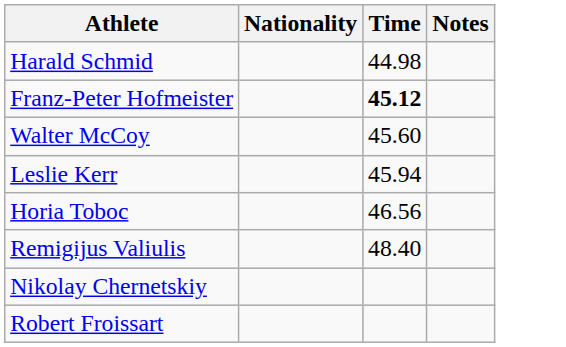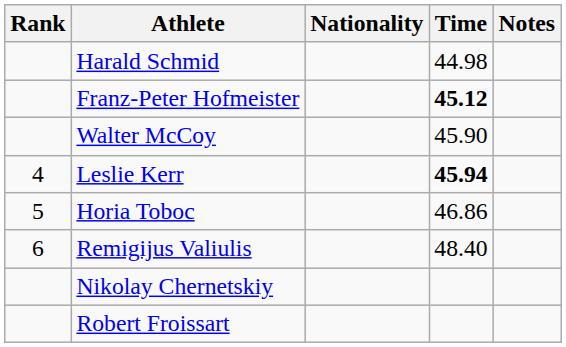+ column: (38, 23)
(395, 135) 45.60 -> (461, 135) 45.90
(395, 173) normal -> (461, 173) bold
(395, 211) 46.56 -> (461, 211) 46.86
